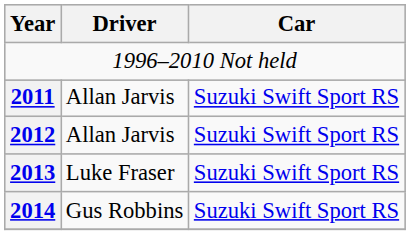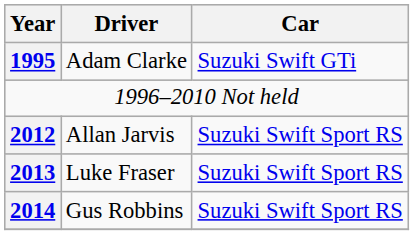+ row: (33, 60)
- row: (33, 98)
